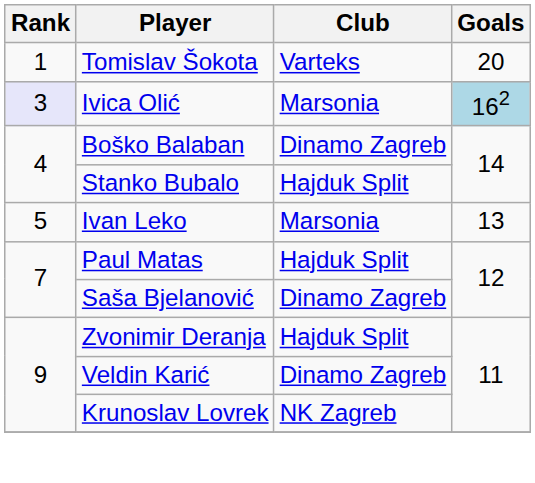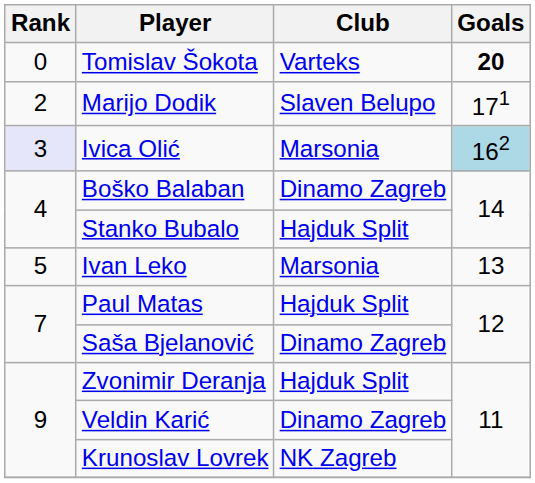(41, 61) 1 -> (41, 61) 0
(491, 61) normal -> (491, 61) bold
+ row: (149, 103)
